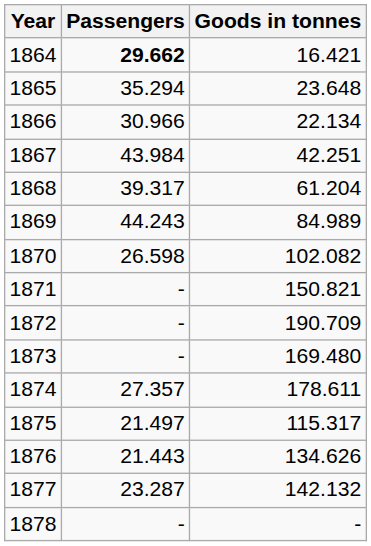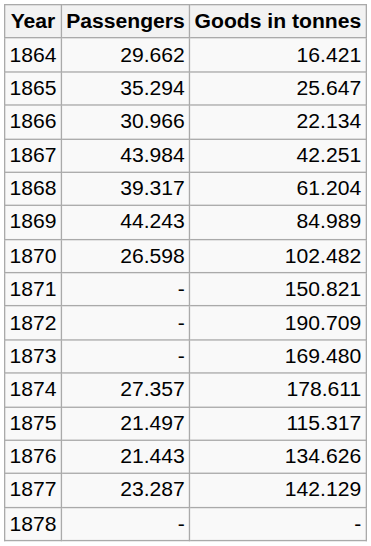(153, 54) bold -> (153, 54) normal
(329, 88) 23.648 -> (329, 88) 25.647
(323, 255) 102.082 -> (323, 255) 102.482
(323, 490) 142.132 -> (323, 490) 142.129
